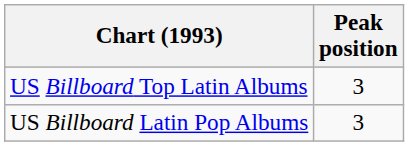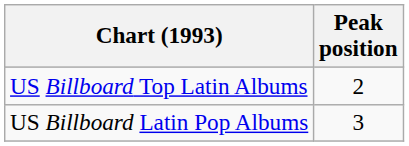(358, 85) 3 -> (358, 85) 2
